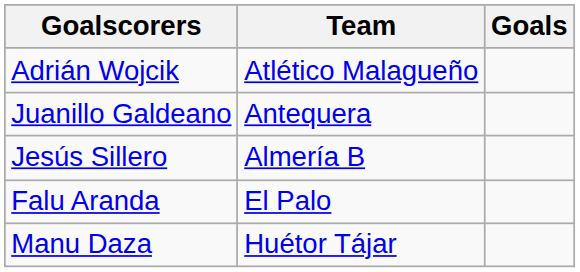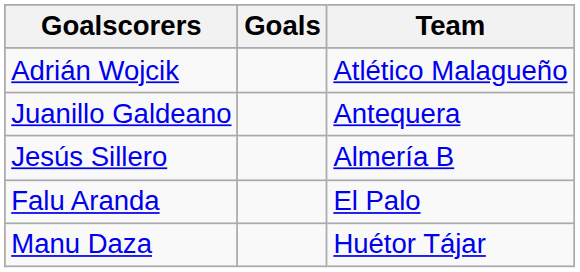columns swapped: (529, 26) <-> (361, 26)
